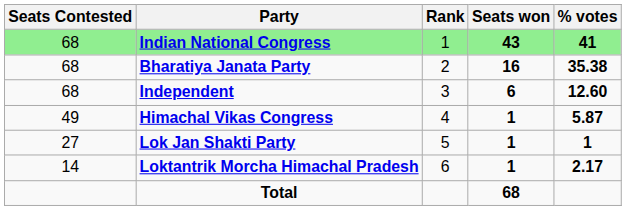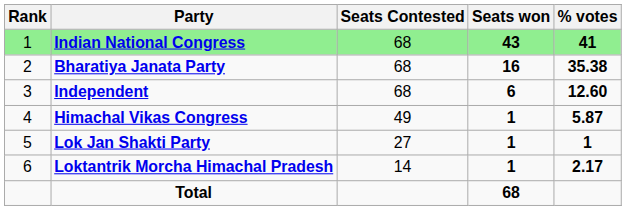columns swapped: (445, 17) <-> (70, 17)
